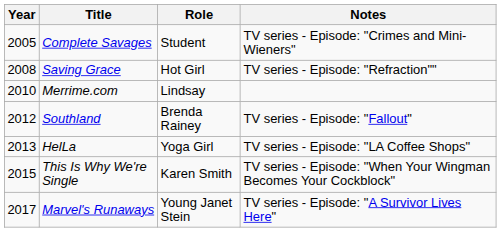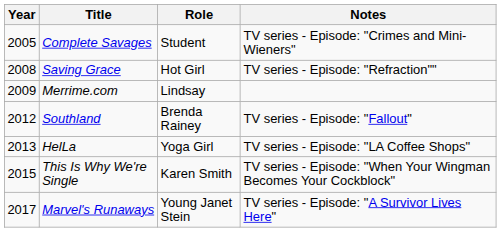(22, 91) 2010 -> (22, 91) 2009
